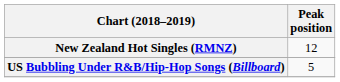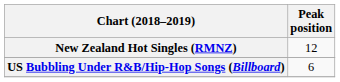(311, 67) 5 -> (311, 67) 6
